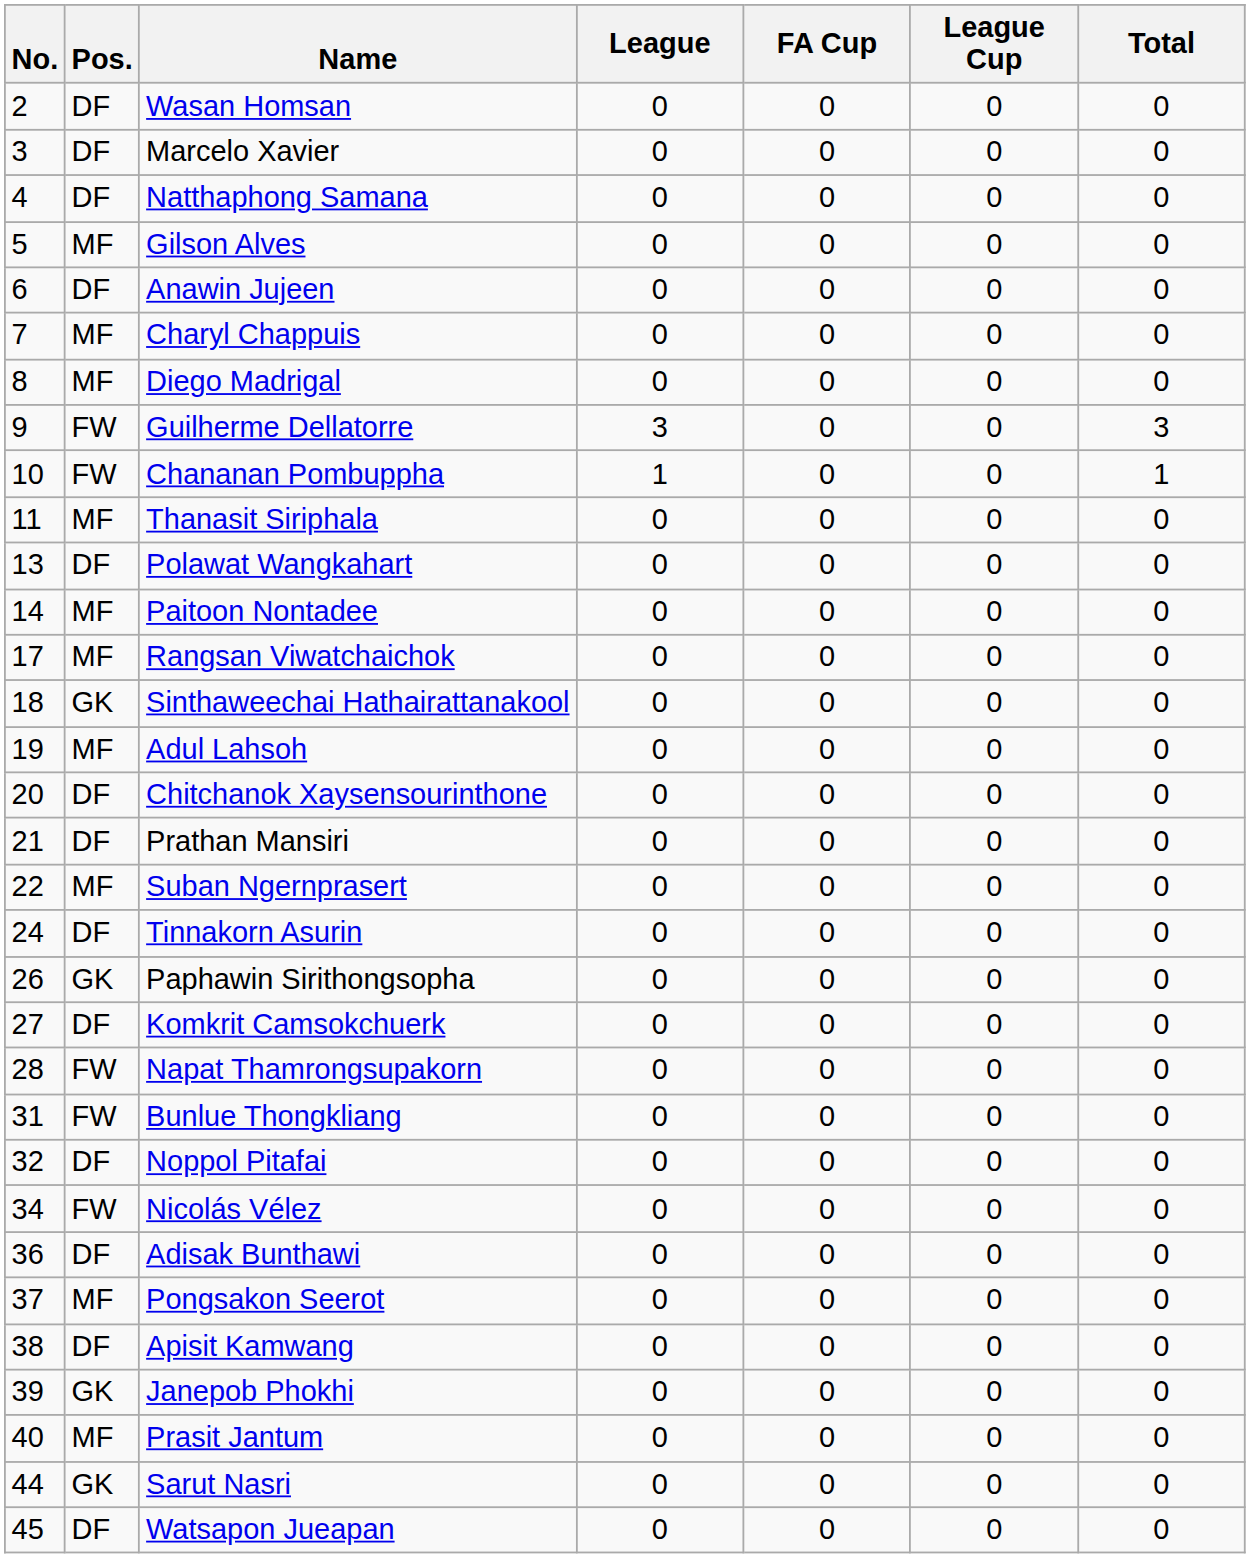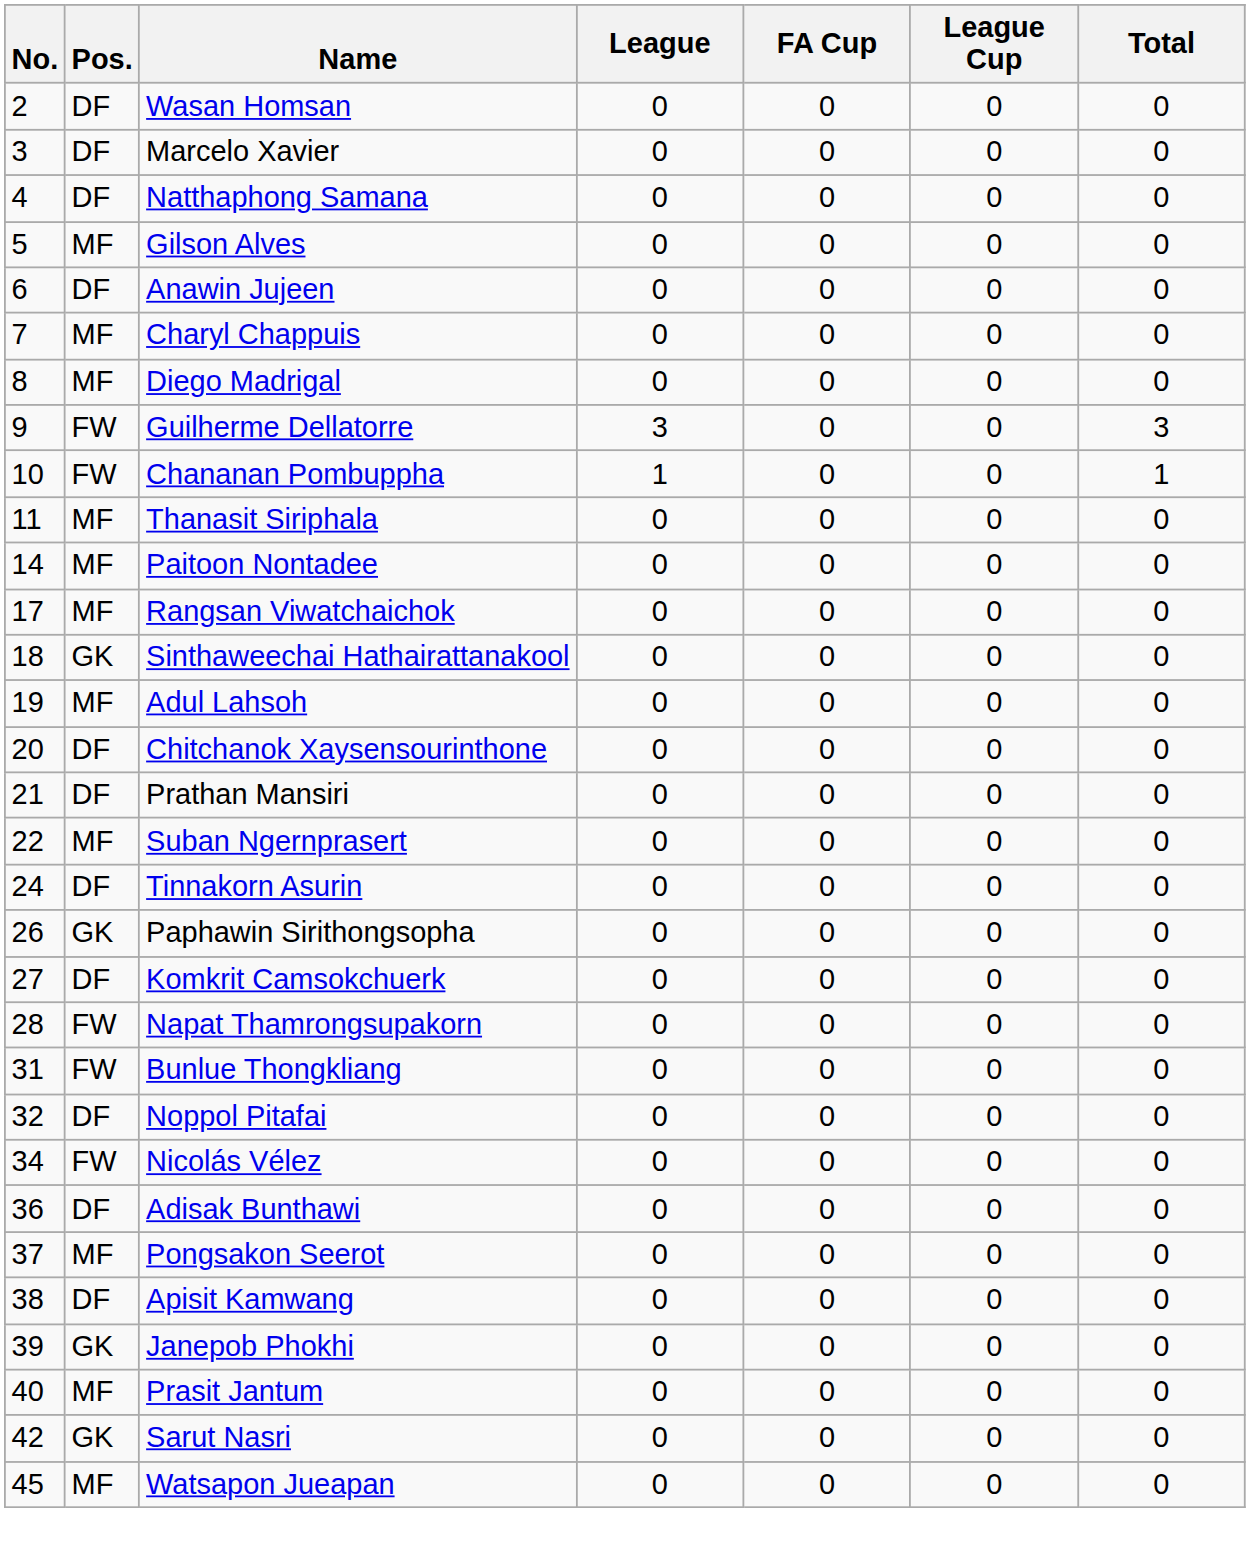- row: (279, 565)
(28, 1483) 44 -> (28, 1437) 42
(91, 1529) DF -> (93, 1483) MF
